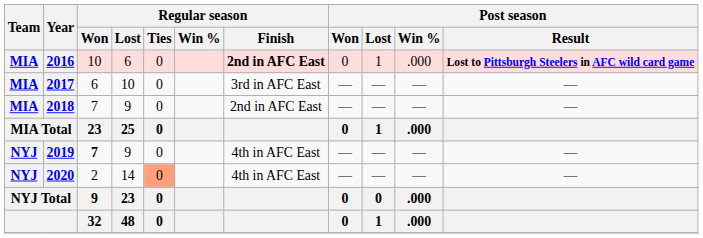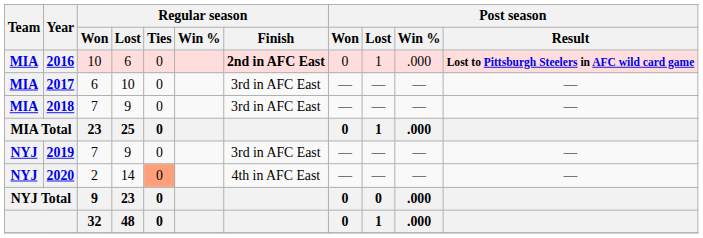(276, 107) 2nd in AFC East -> (276, 107) 3rd in AFC East
(95, 152) bold -> (95, 152) normal
(276, 152) 4th in AFC East -> (276, 152) 3rd in AFC East
